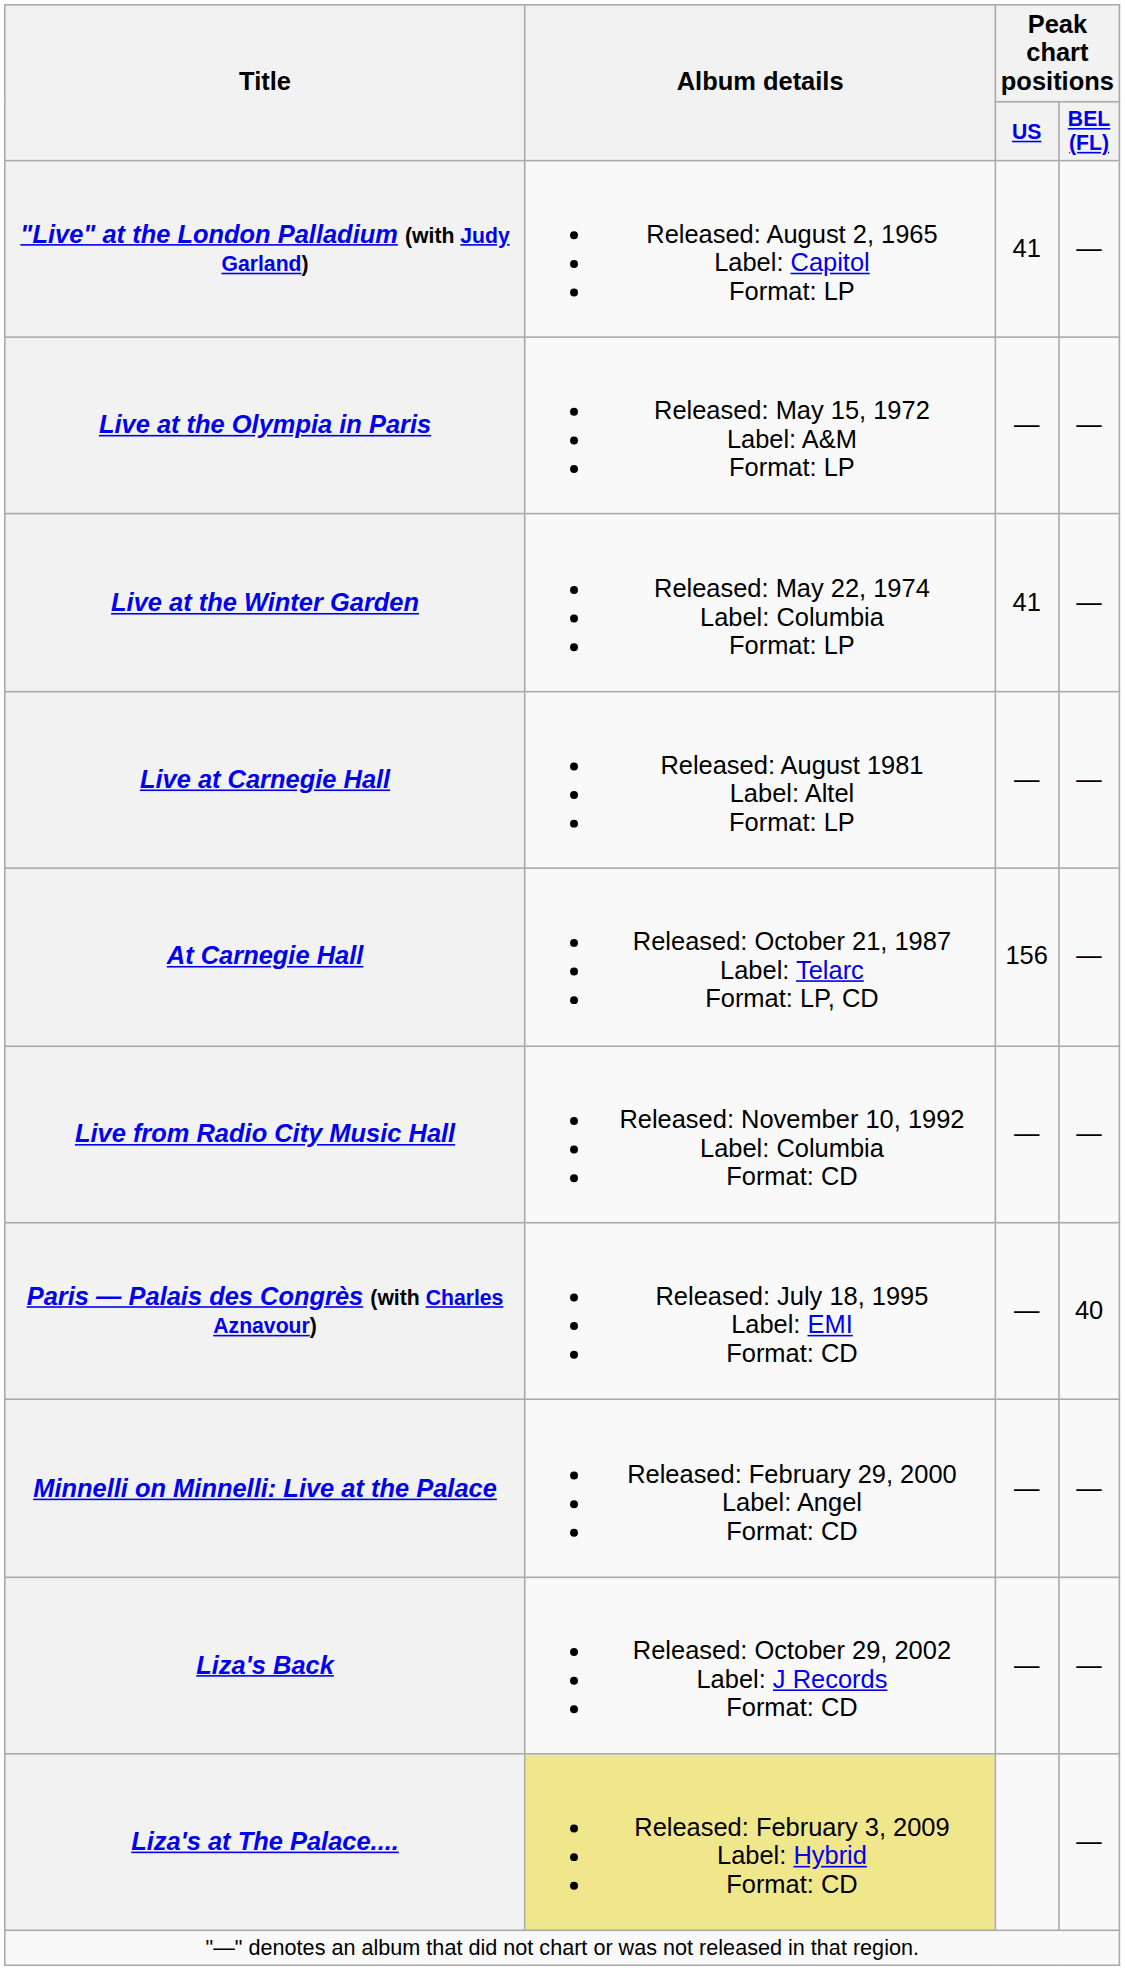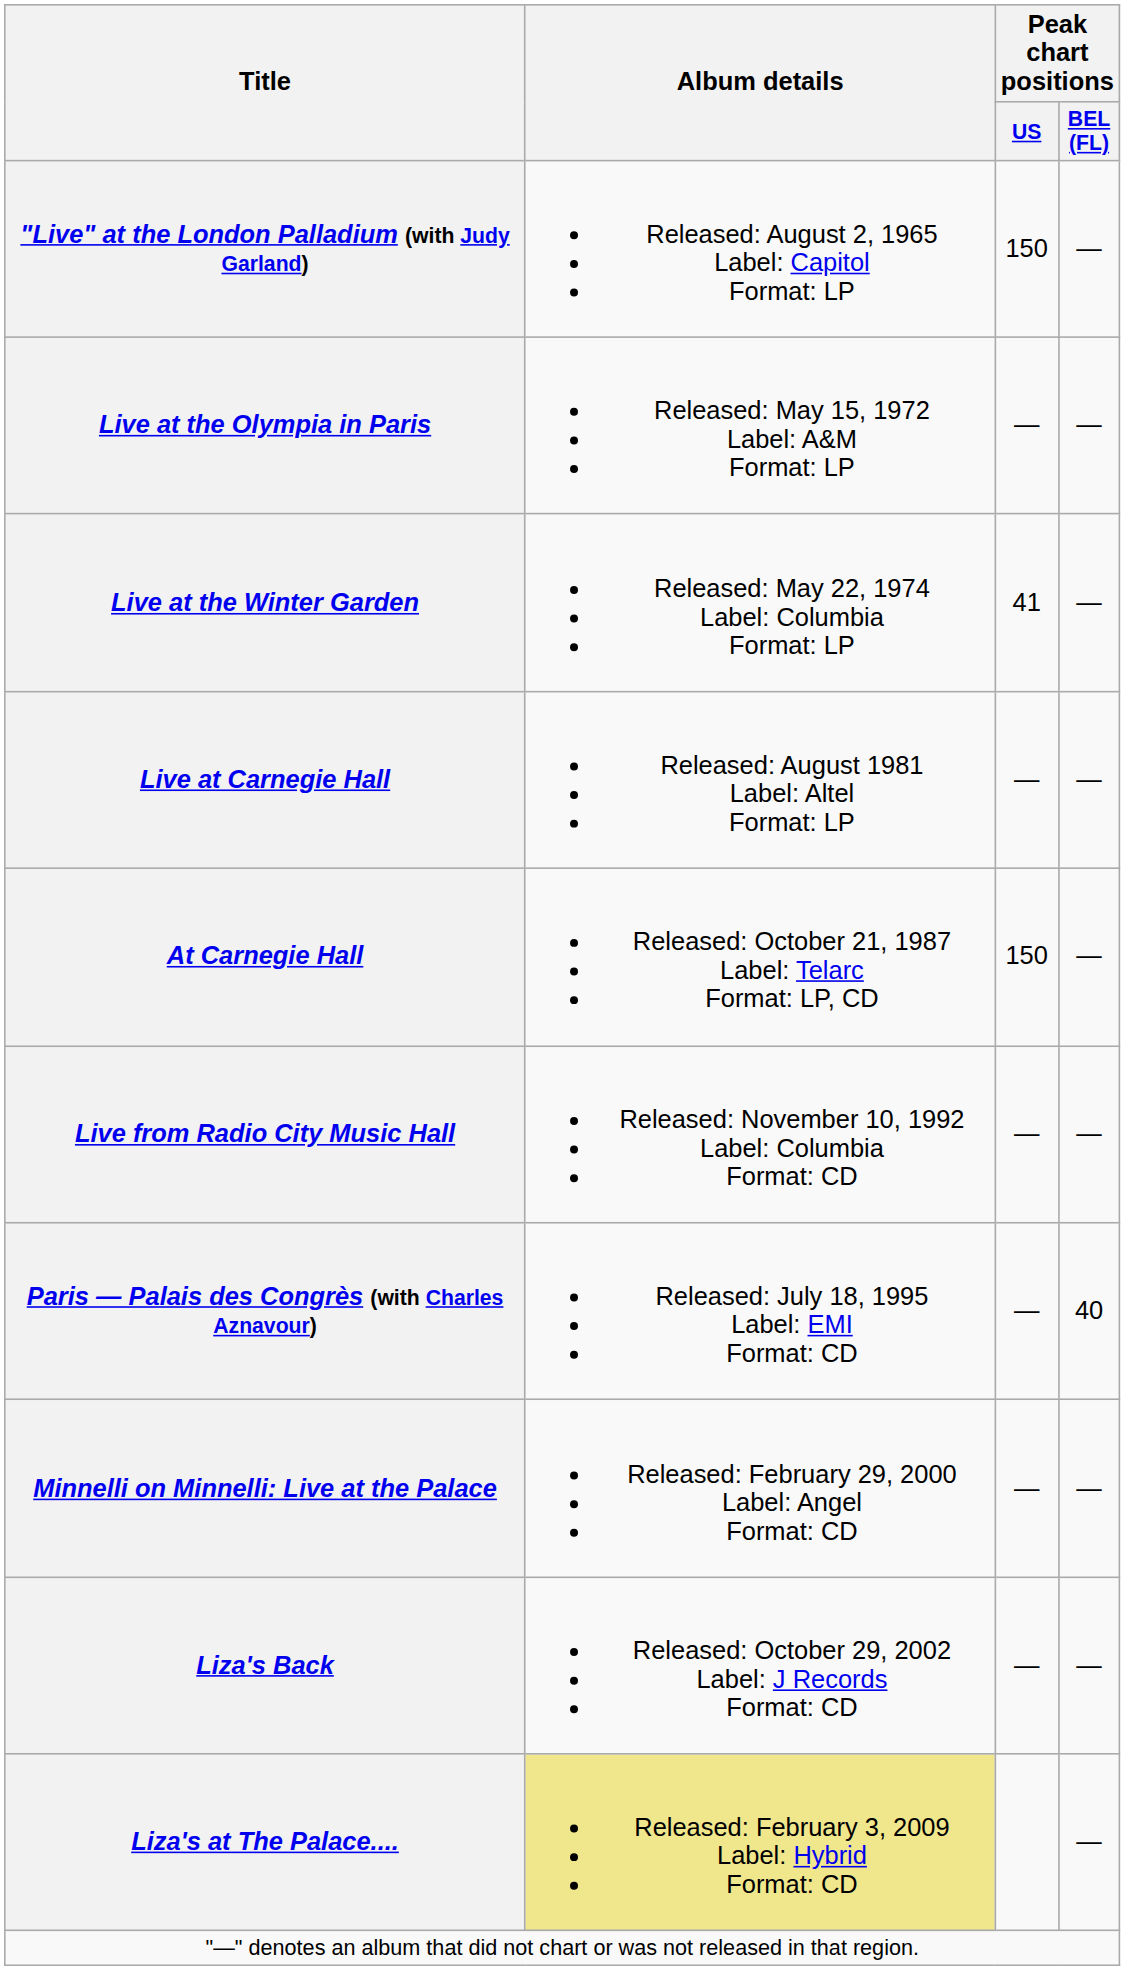(1027, 248) 41 -> (1027, 248) 150
(1027, 956) 156 -> (1027, 956) 150
